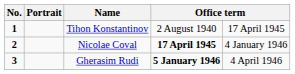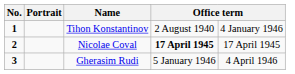(256, 28) 17 April 1945 -> (252, 28) 4 January 1946
(256, 45) 4 January 1946 -> (252, 45) 17 April 1945
(187, 61) bold -> (184, 61) normal
